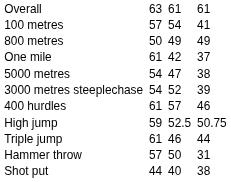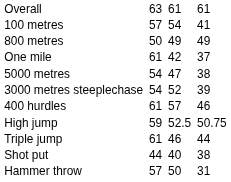rows swapped: (26, 171) <-> (43, 155)
